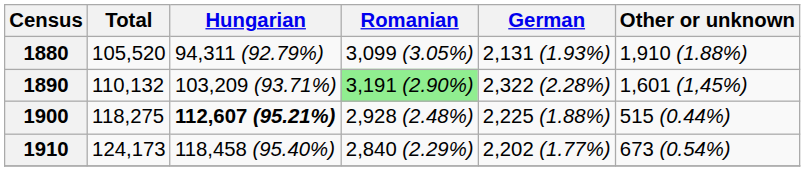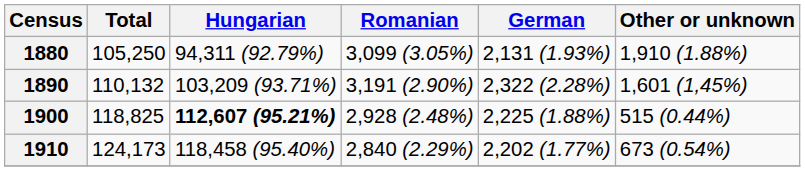(129, 52) 105,520 -> (129, 52) 105,250
(410, 85) lightgreen background -> (410, 85) no background
(128, 117) 118,275 -> (128, 117) 118,825
